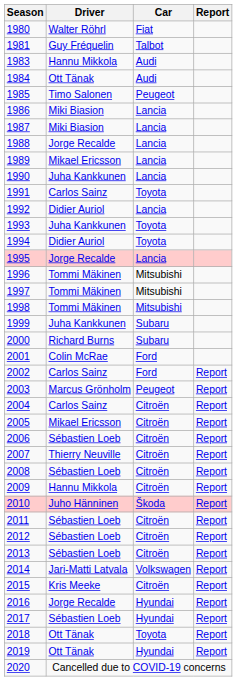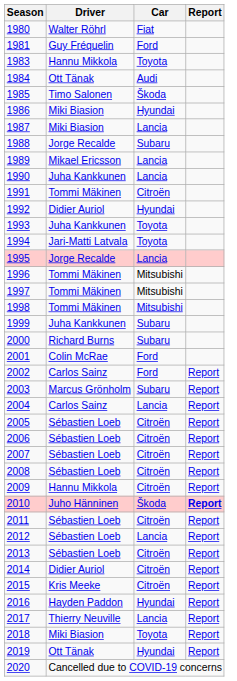(150, 46) Talbot -> (147, 46) Ford
(146, 62) Audi -> (152, 62) Toyota
(155, 95) Peugeot -> (151, 95) Škoda
(151, 111) Lancia -> (156, 111) Hyundai
(151, 144) Lancia -> (153, 144) Subaru
(78, 193) Carlos Sainz -> (85, 193) Tommi Mäkinen
(151, 193) Toyota -> (153, 193) Citroën
(151, 210) Lancia -> (156, 210) Hyundai
(76, 242) Didier Auriol -> (88, 242) Jari-Matti Latvala
(155, 390) Peugeot -> (153, 390) Subaru
(152, 406) Citroën -> (152, 406) Lancia
(85, 422) Mikael Ericsson -> (85, 422) Sébastien Loeb
(85, 455) Thierry Neuville -> (85, 455) Sébastien Loeb
(211, 504) normal -> (205, 504) bold
(152, 537) Citroën -> (152, 537) Lancia
(88, 570) Jari-Matti Latvala -> (76, 570) Didier Auriol
(163, 570) Volkswagen -> (153, 570) Citroën
(82, 603) Jorge Recalde -> (86, 603) Hayden Paddon
(85, 619) Sébastien Loeb -> (85, 619) Thierry Neuville
(155, 619) Hyundai -> (152, 619) Lancia
(71, 635) Ott Tänak -> (76, 635) Miki Biasion
